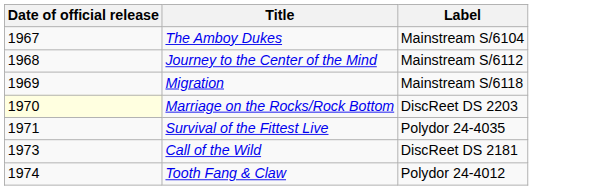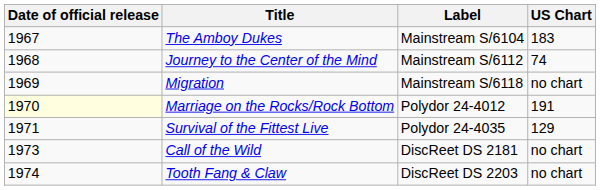+ column: (561, 15)
(459, 106) DiscReet DS 2203 -> (453, 106) Polydor 24-4012
(453, 173) Polydor 24-4012 -> (459, 173) DiscReet DS 2203
